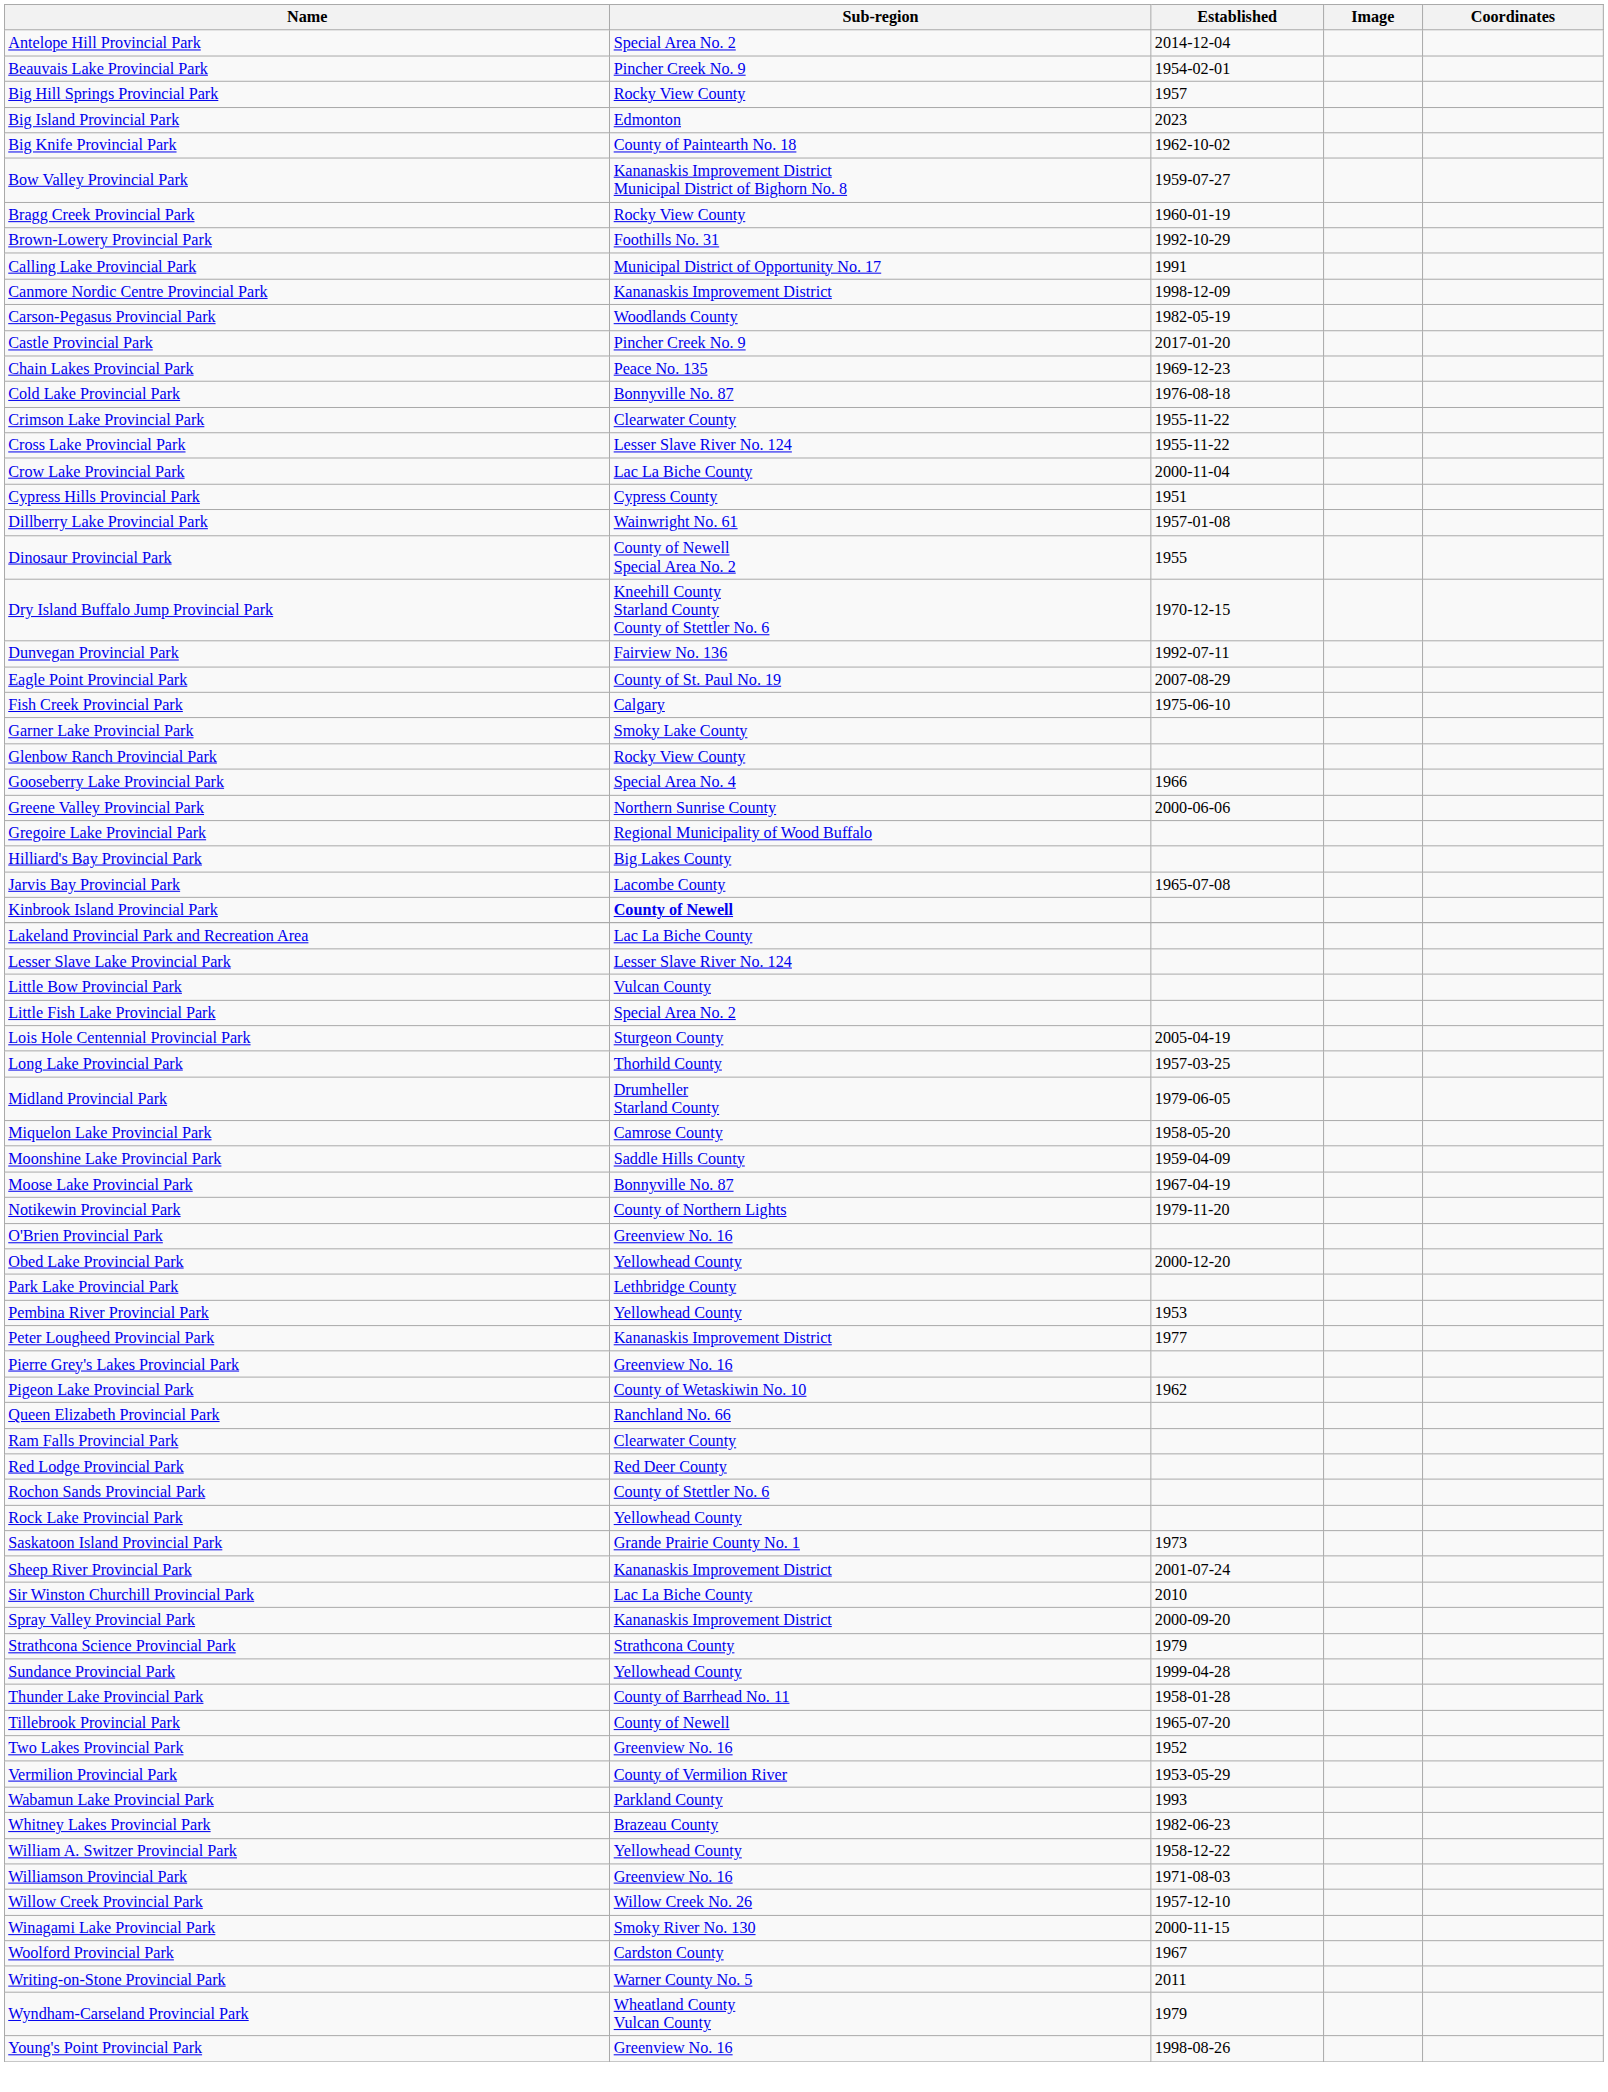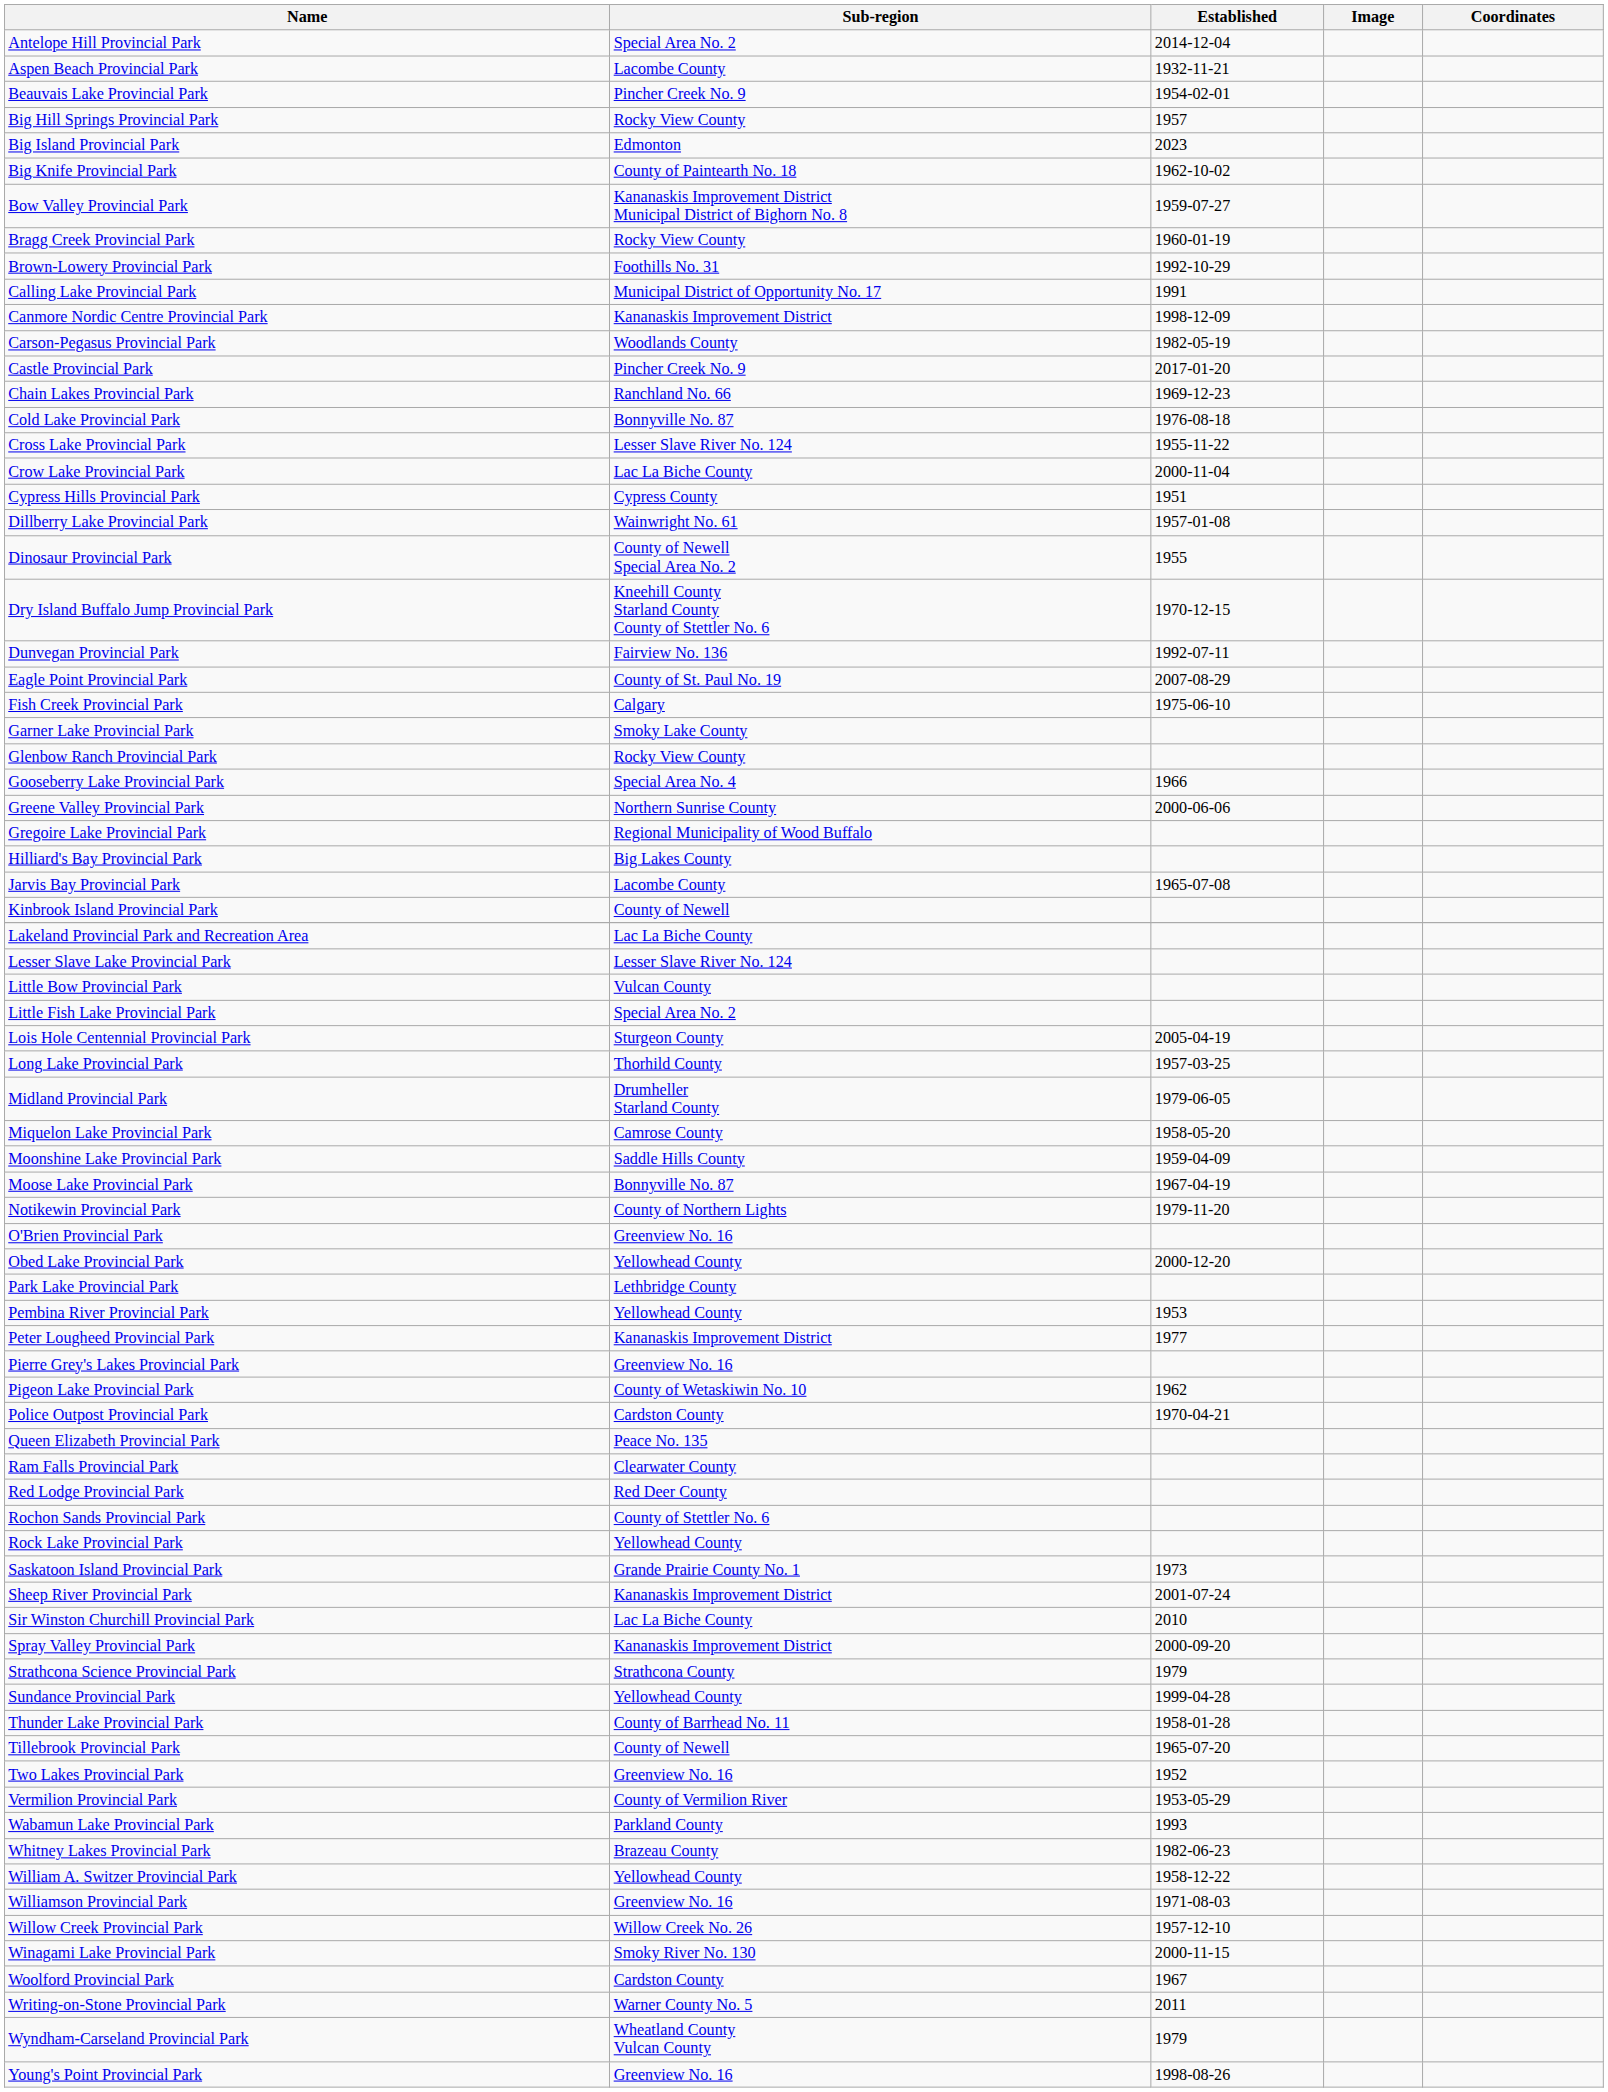+ row: (103, 68)
(661, 368) Peace No. 135 -> (672, 394) Ranchland No. 66
- row: (106, 419)
(673, 910) bold -> (672, 910) normal
+ row: (108, 1415)
(672, 1415) Ranchland No. 66 -> (661, 1440) Peace No. 135
